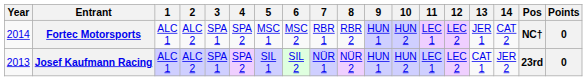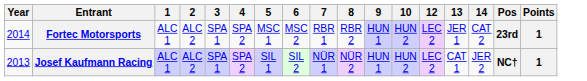- column: (432, 12)
(532, 34) NC† -> (507, 34) 23rd
(564, 34) 0 -> (539, 34) 1
(532, 62) 23rd -> (507, 62) NC†
(564, 62) 0 -> (539, 62) 1
